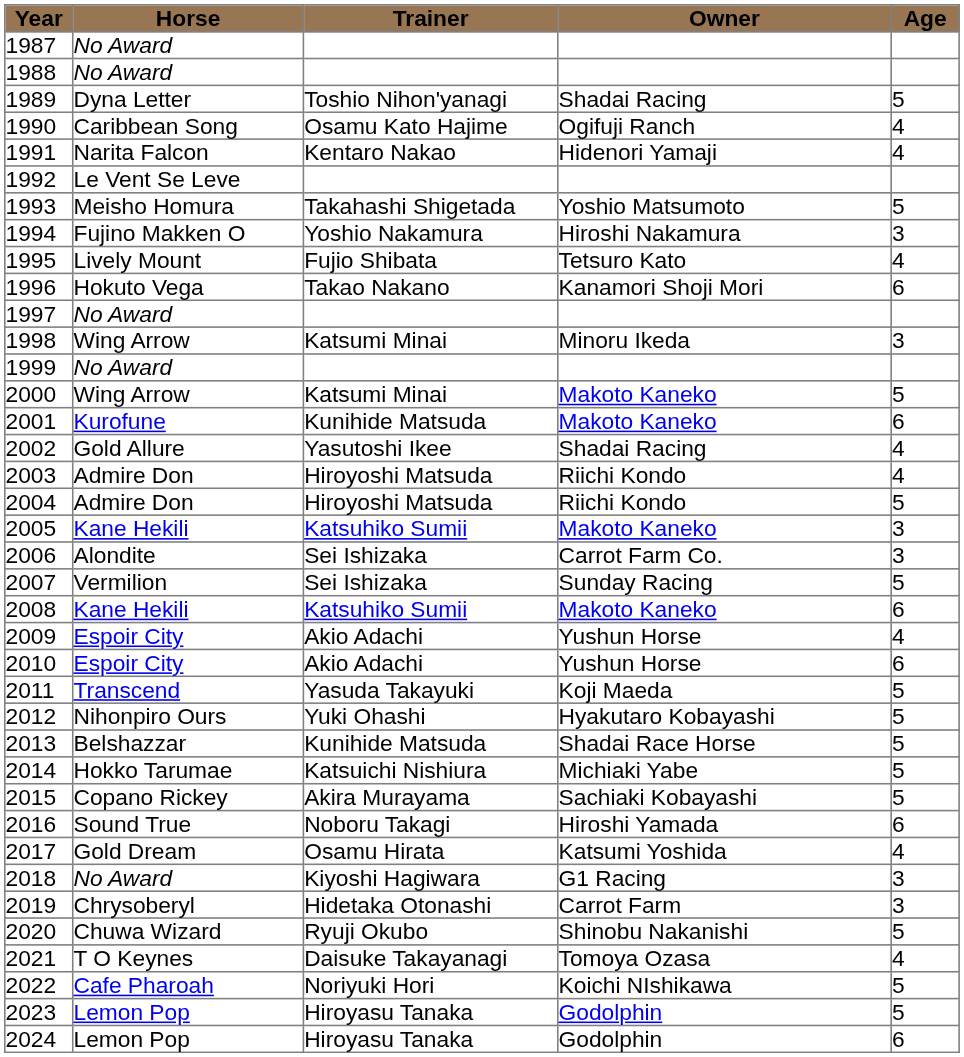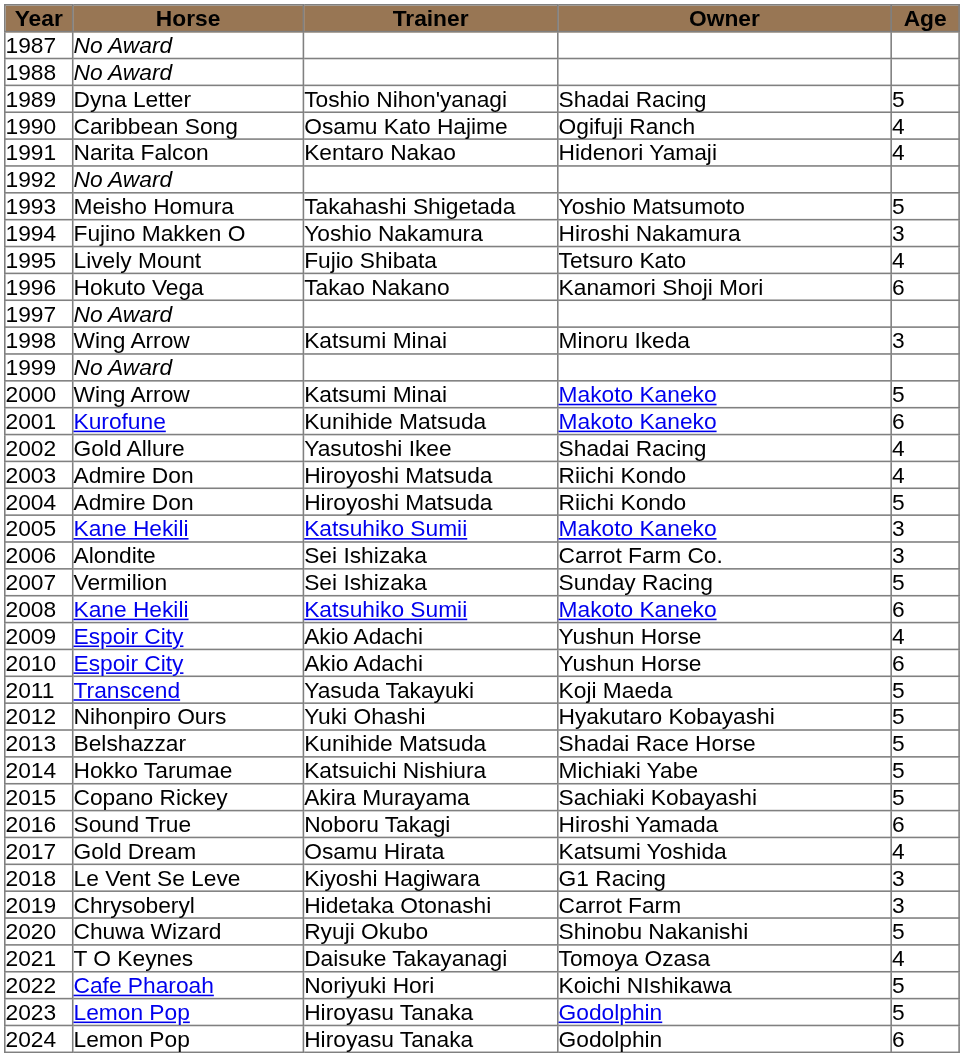(157, 179) Le Vent Se Leve -> (123, 179) No Award
(123, 878) No Award -> (157, 878) Le Vent Se Leve
